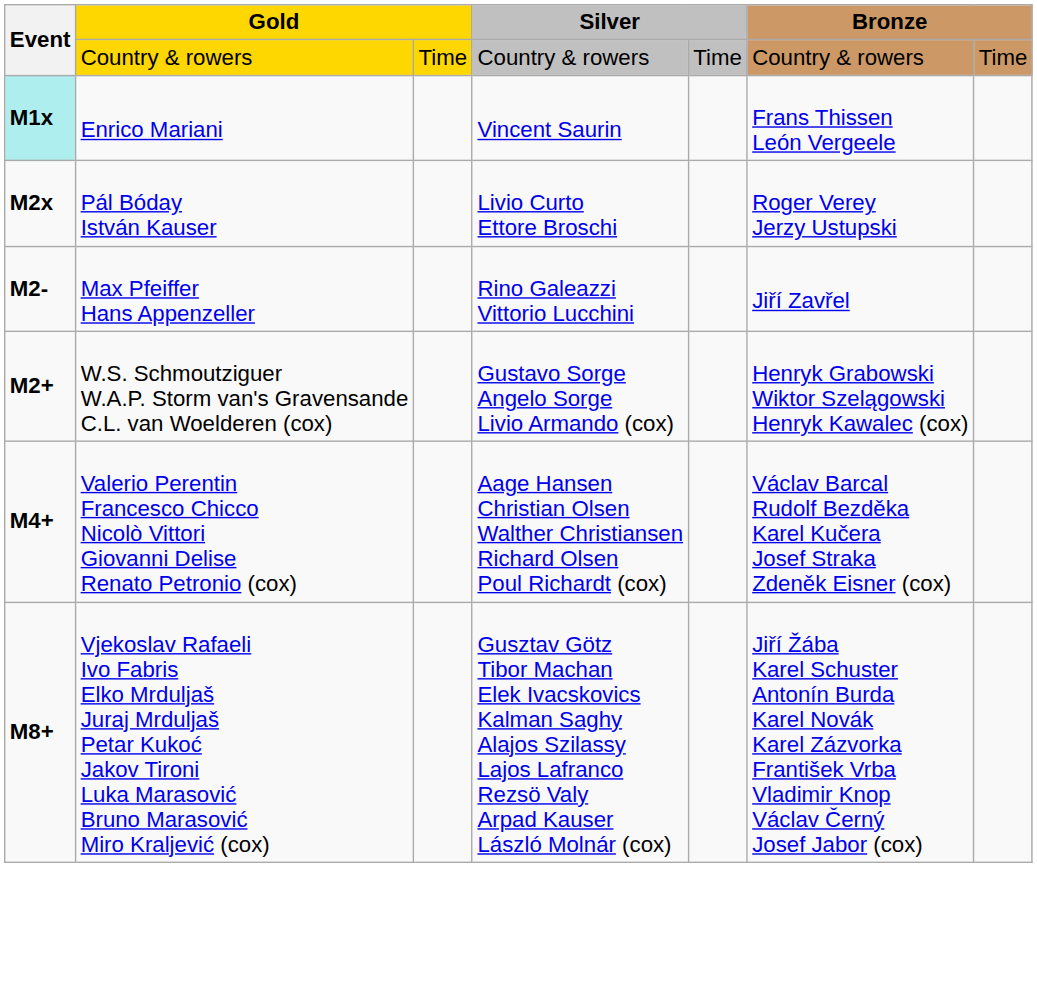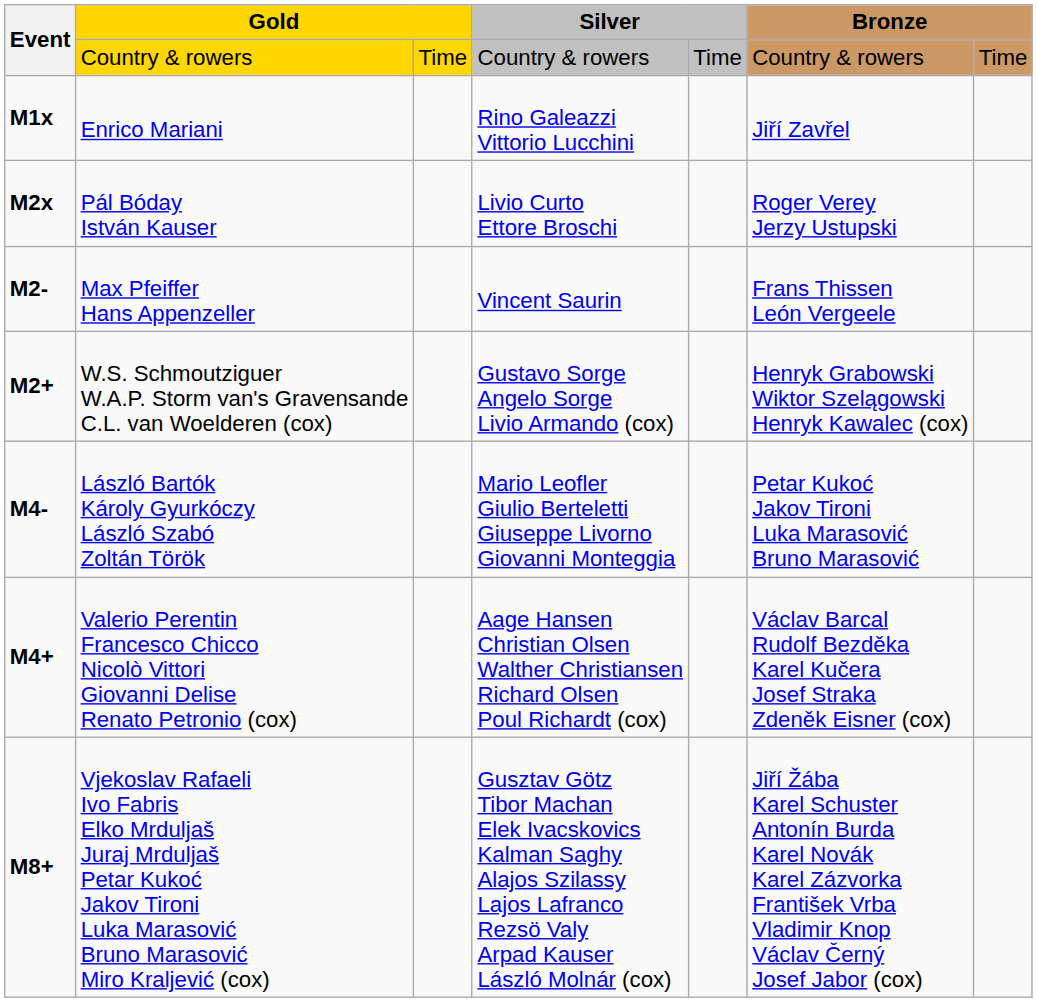(31, 117) paleturquoise background -> (31, 117) no background
(550, 130) Vincent Saurin -> (556, 130) Rino Galeazzi Vittorio Lucchini
(824, 130) Frans Thissen León Vergeele -> (801, 130) Jiří Zavřel
(556, 300) Rino Galeazzi Vittorio Lucchini -> (550, 300) Vincent Saurin
(801, 300) Jiří Zavřel -> (824, 300) Frans Thissen León Vergeele
+ row: (168, 521)
